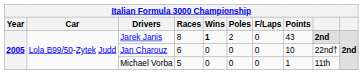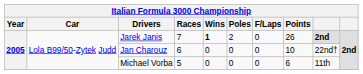(179, 37) 8 -> (179, 37) 7
(290, 37) 43 -> (290, 37) 26
(288, 63) 1 -> (288, 63) 6
